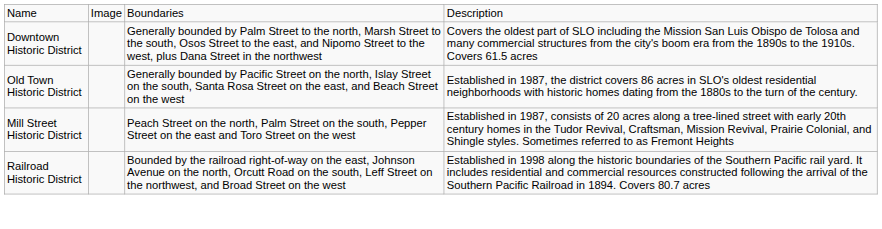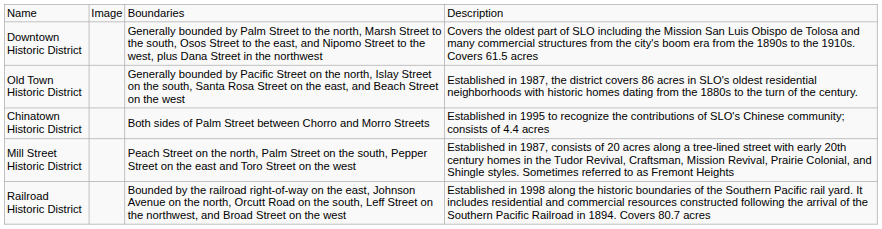+ row: (44, 123)
